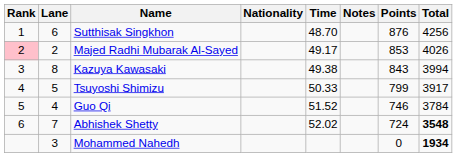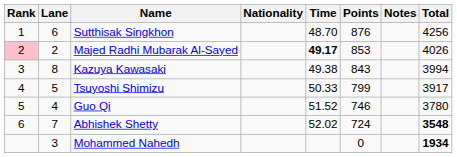columns swapped: (399, 13) <-> (359, 13)
(323, 50) normal -> (323, 50) bold
(435, 106) 3784 -> (435, 106) 3780
